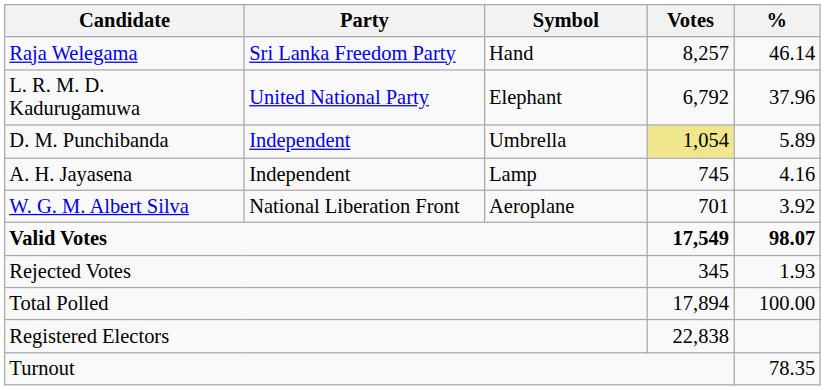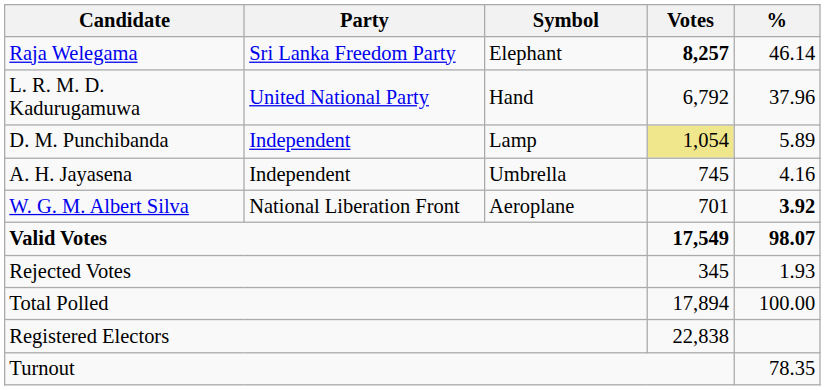(511, 53) Hand -> (525, 53) Elephant
(706, 53) normal -> (706, 53) bold
(525, 97) Elephant -> (511, 97) Hand
(528, 141) Umbrella -> (513, 141) Lamp
(513, 173) Lamp -> (528, 173) Umbrella
(797, 206) normal -> (797, 206) bold
